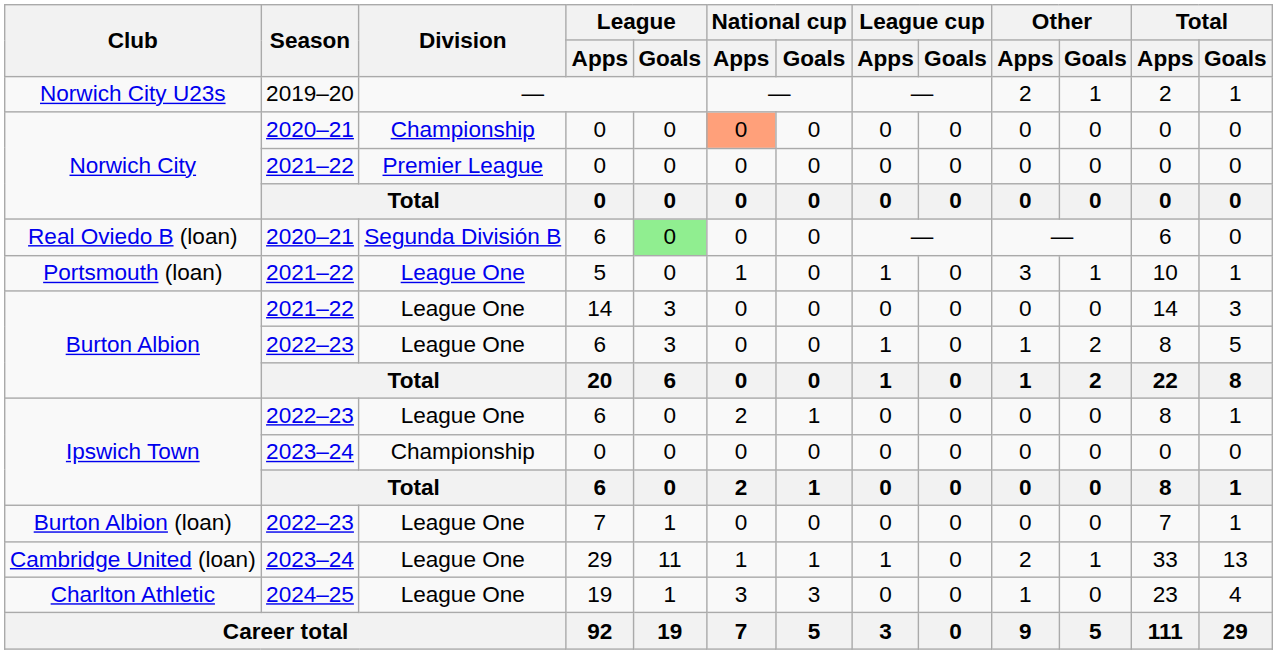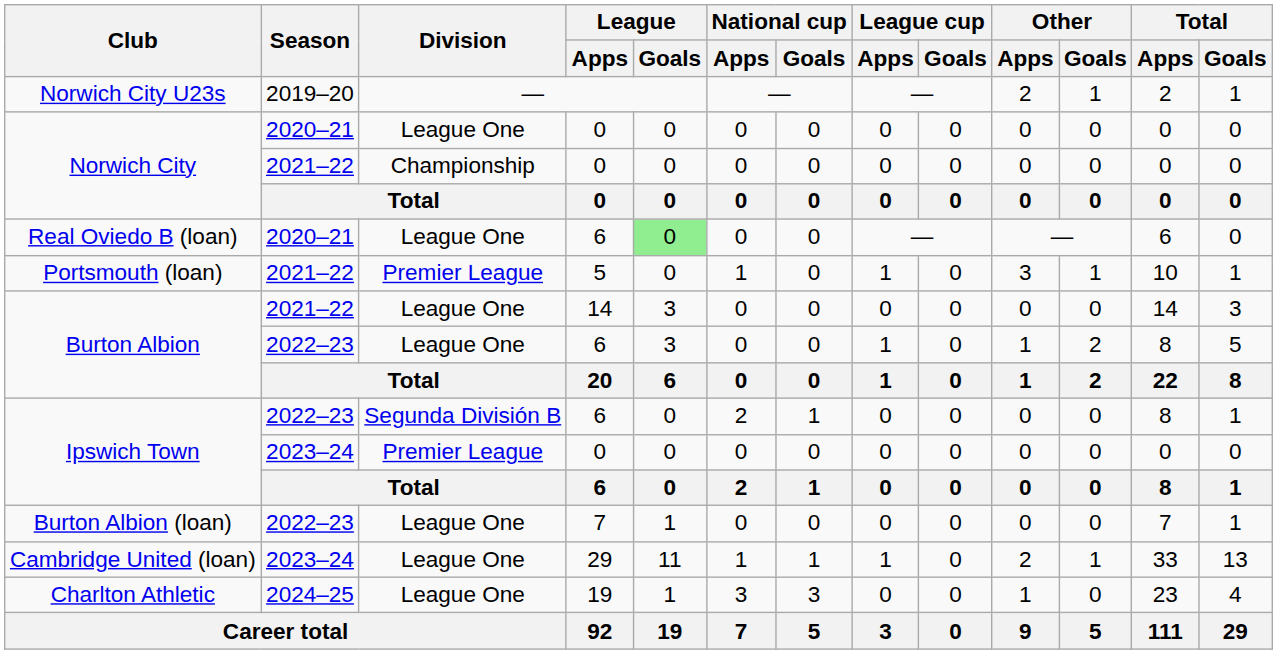(463, 129) Championship -> (463, 129) League One
(741, 129) lightsalmon background -> (741, 129) no background
(463, 165) Premier League -> (463, 165) Championship
(463, 237) Segunda División B -> (463, 237) League One
(463, 272) League One -> (463, 272) Premier League
(463, 415) League One -> (463, 415) Segunda División B
(463, 451) Championship -> (463, 451) Premier League
